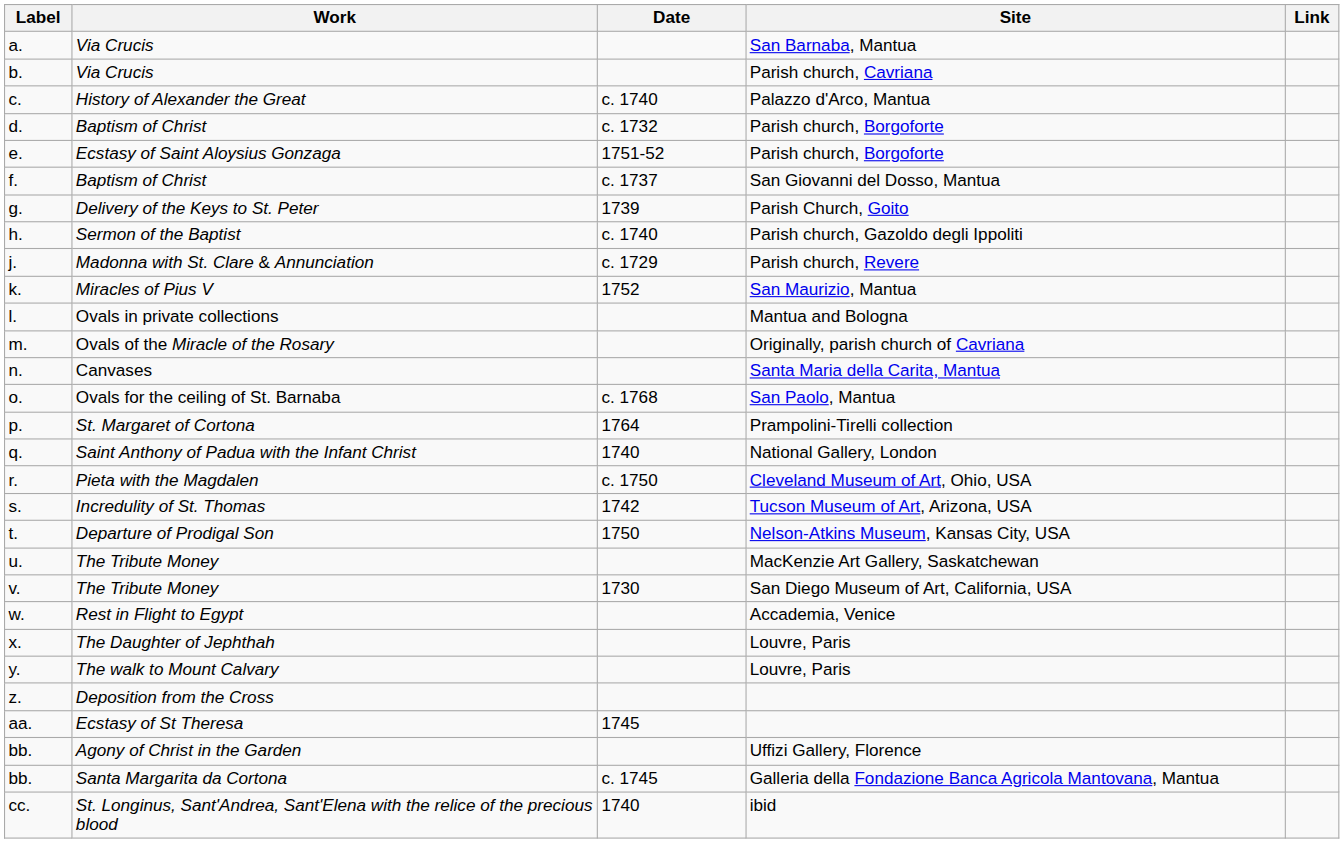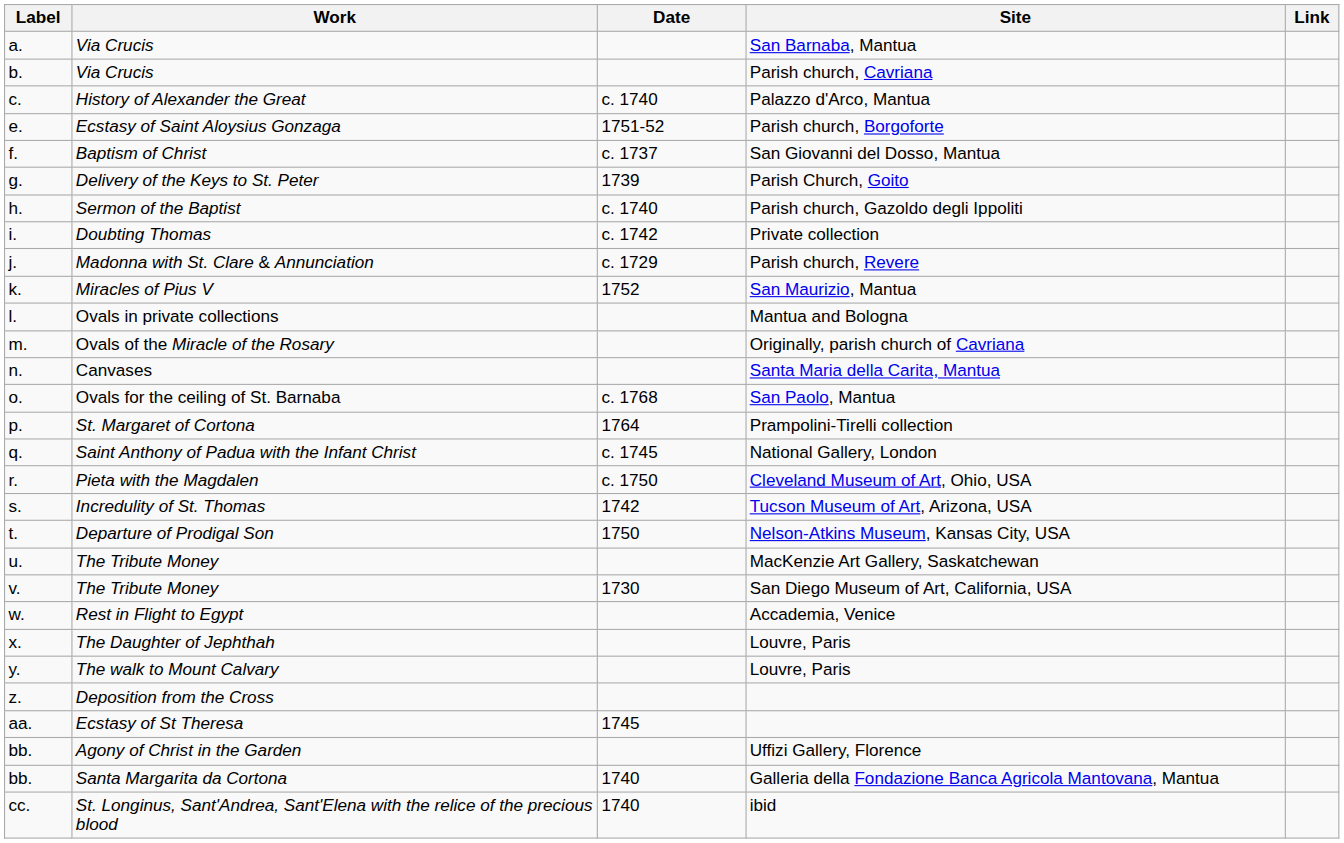- row: (141, 126)
+ row: (143, 235)
(621, 452) 1740 -> (630, 452) c. 1745
(630, 778) c. 1745 -> (621, 778) 1740
